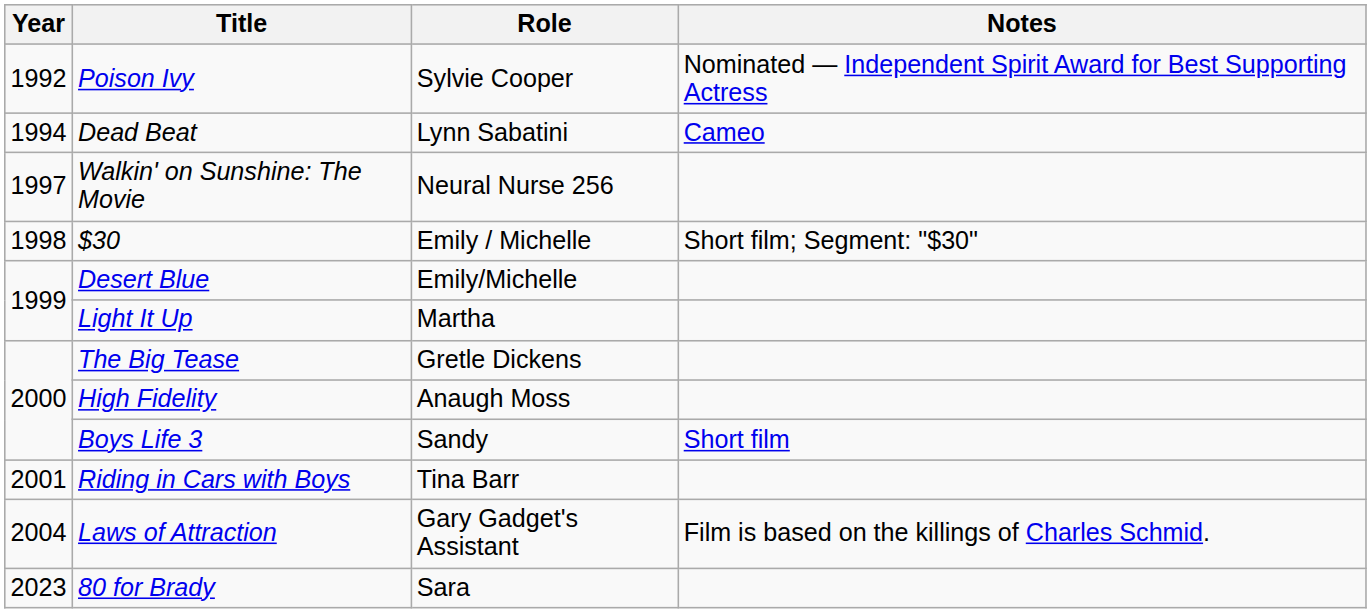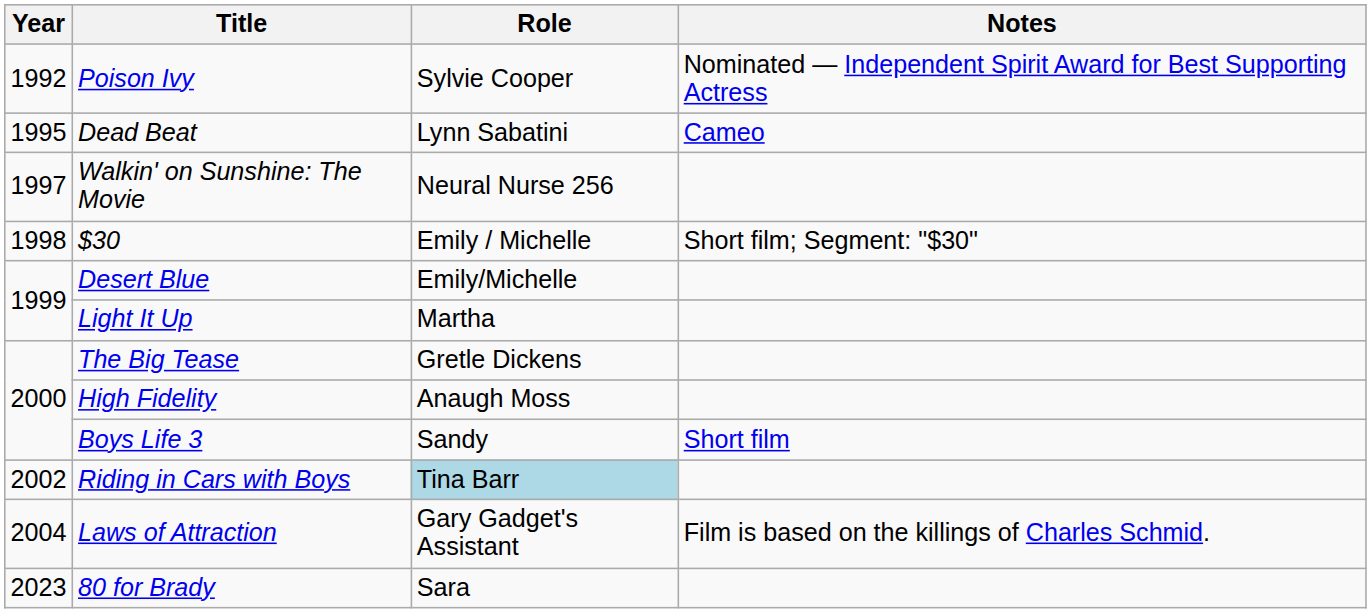(39, 132) 1994 -> (39, 132) 1995
(39, 479) 2001 -> (39, 479) 2002
(468, 479) no background -> (468, 479) lightblue background
